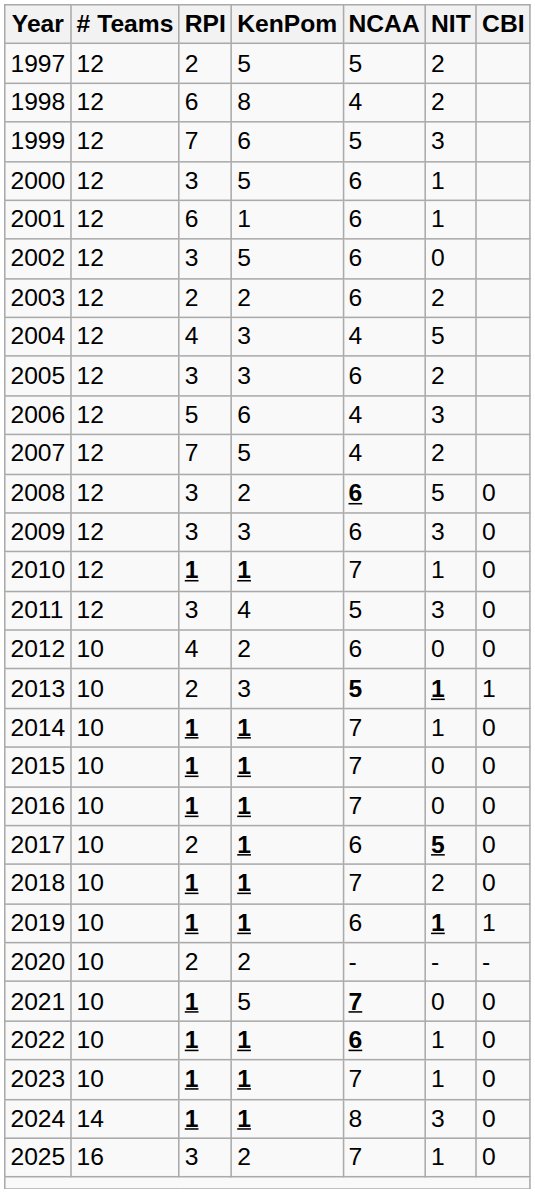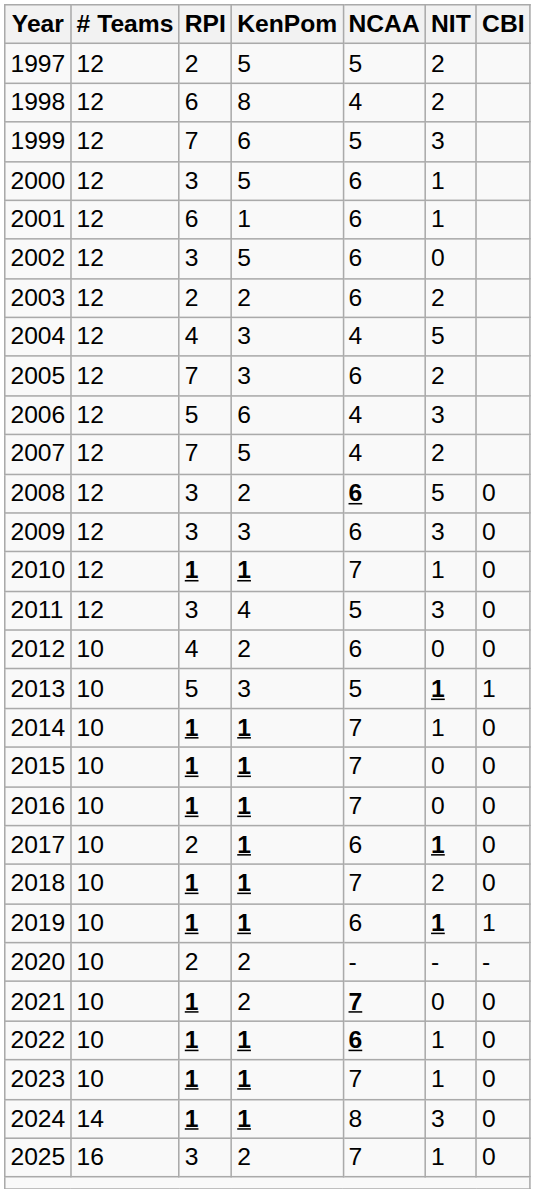(192, 375) 3 -> (192, 375) 7
(192, 688) 2 -> (192, 688) 5
(355, 688) bold -> (355, 688) normal
(438, 844) 5 -> (438, 844) 1
(244, 1000) 5 -> (244, 1000) 2
